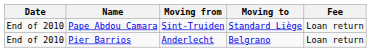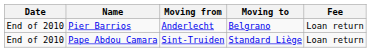rows swapped: (100, 40) <-> (113, 26)
